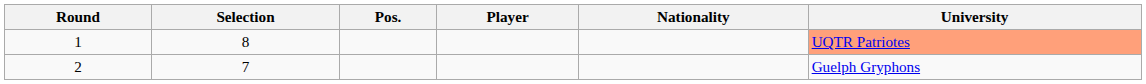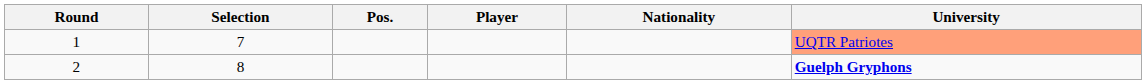(246, 42) 8 -> (240, 42) 7
(246, 67) 7 -> (240, 67) 8
(866, 67) normal -> (853, 67) bold
